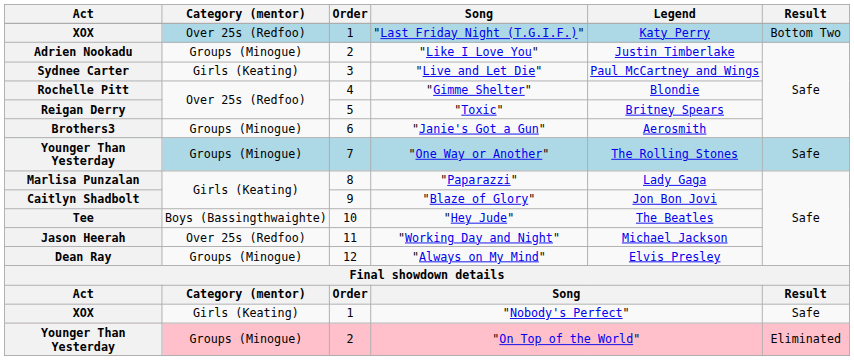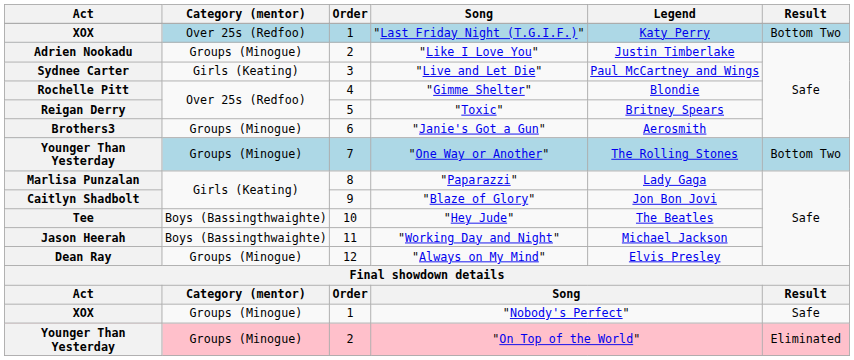(806, 154) Safe -> (806, 154) Bottom Two
(246, 237) Over 25s (Redfoo) -> (246, 237) Boys (Bassingthwaighte)
(246, 314) Girls (Keating) -> (246, 314) Groups (Minogue)
